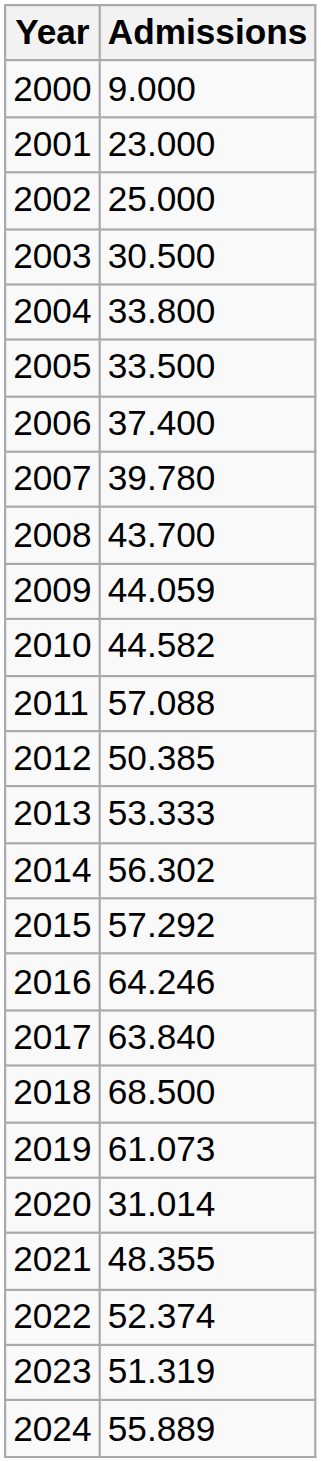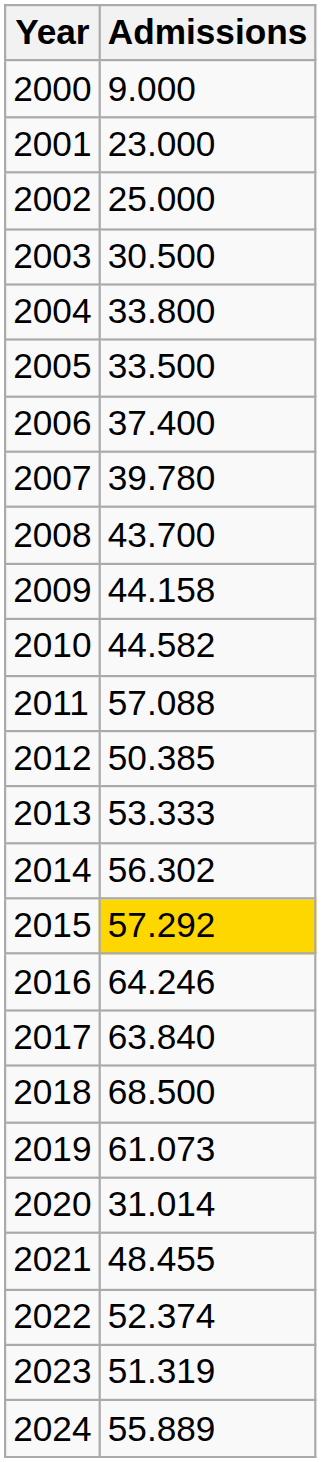(162, 590) 44.059 -> (162, 590) 44.158
(162, 925) no background -> (162, 925) gold background
(162, 1260) 48.355 -> (162, 1260) 48.455
